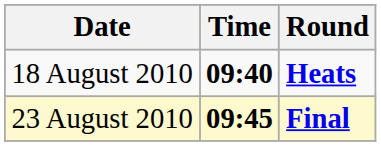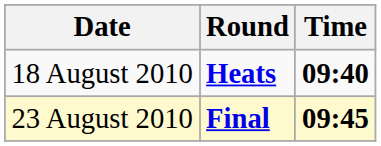columns swapped: (240, 27) <-> (328, 27)
